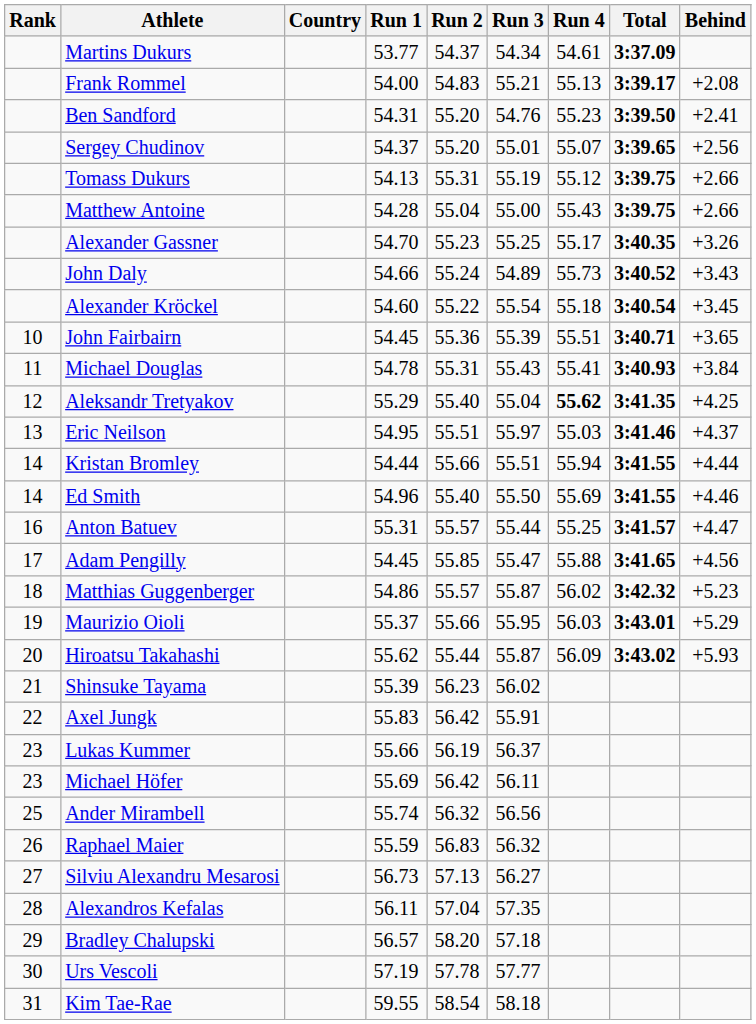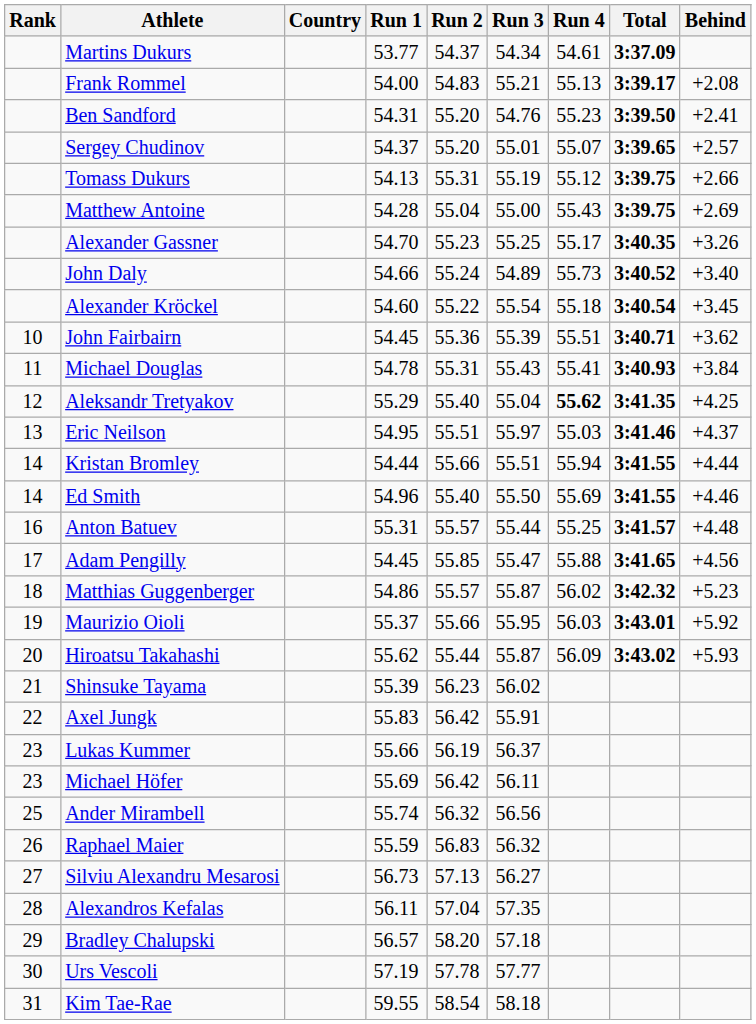(715, 147) +2.56 -> (715, 147) +2.57
(715, 210) +2.66 -> (715, 210) +2.69
(715, 274) +3.43 -> (715, 274) +3.40
(715, 337) +3.65 -> (715, 337) +3.62
(715, 527) +4.47 -> (715, 527) +4.48
(715, 623) +5.29 -> (715, 623) +5.92
